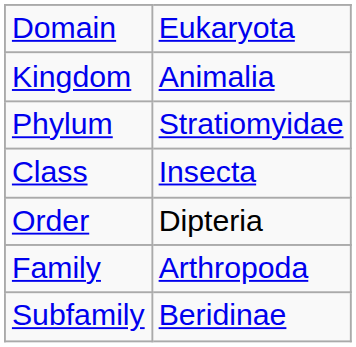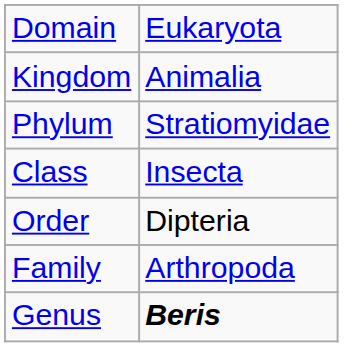- row: (78, 316)
+ row: (56, 316)
